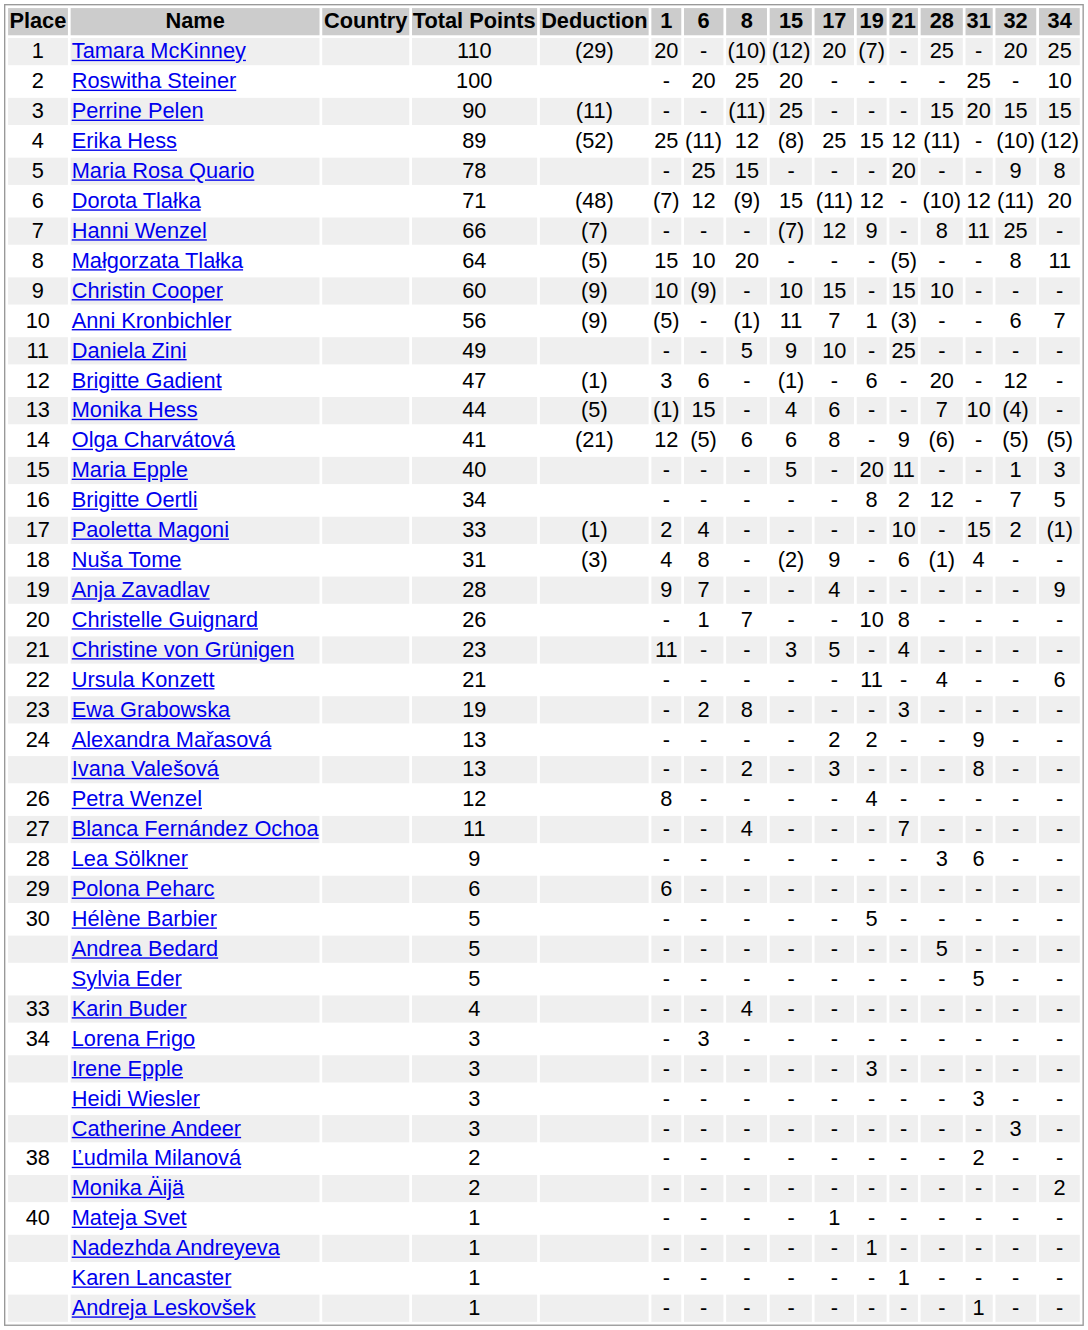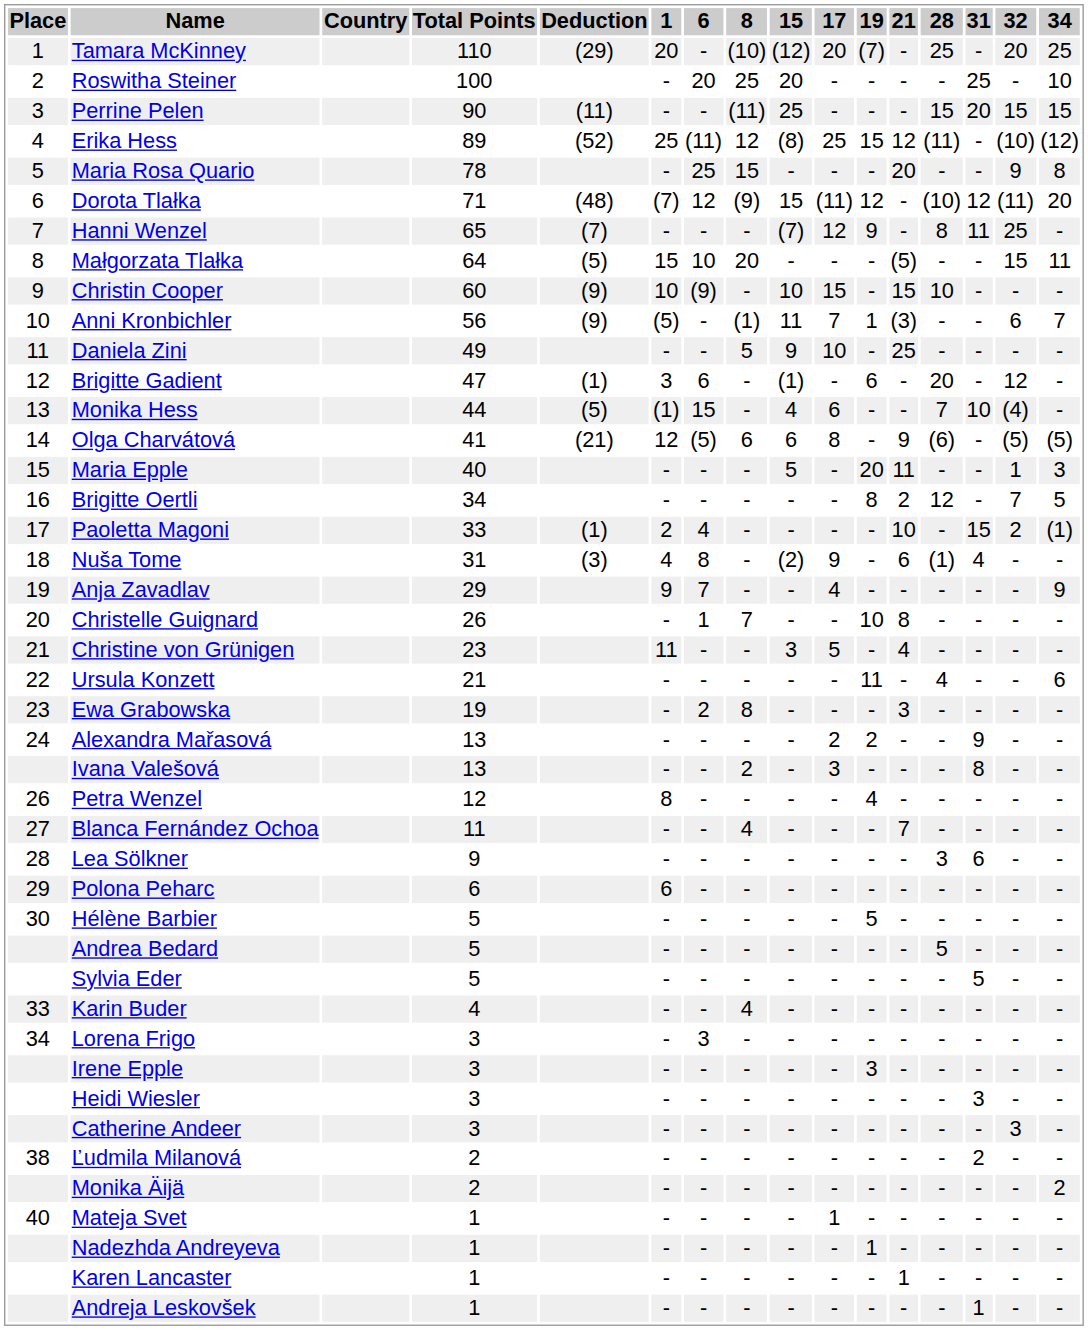(474, 230) 66 -> (474, 230) 65
(1016, 260) 8 -> (1016, 260) 15
(474, 589) 28 -> (474, 589) 29
